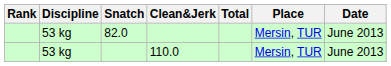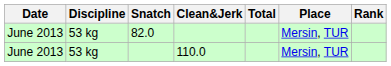columns swapped: (22, 14) <-> (355, 14)
